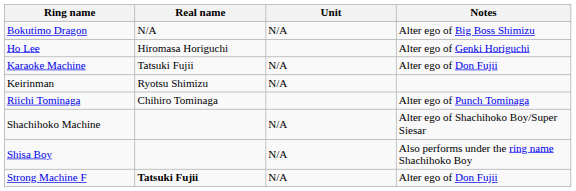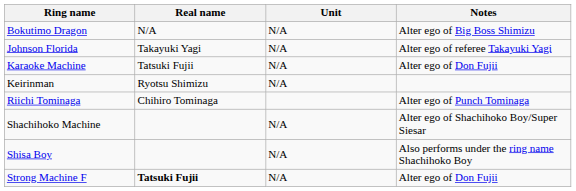- row: (23, 48)
+ row: (42, 48)
